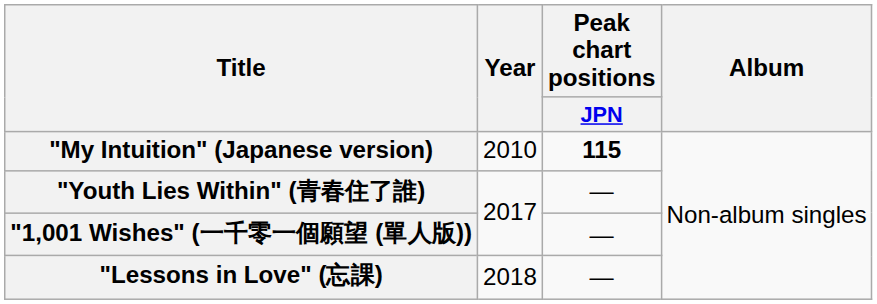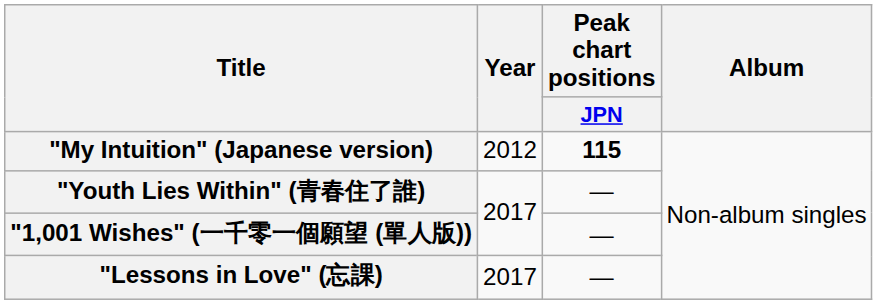(510, 150) 2010 -> (510, 150) 2012
(510, 276) 2018 -> (510, 276) 2017
